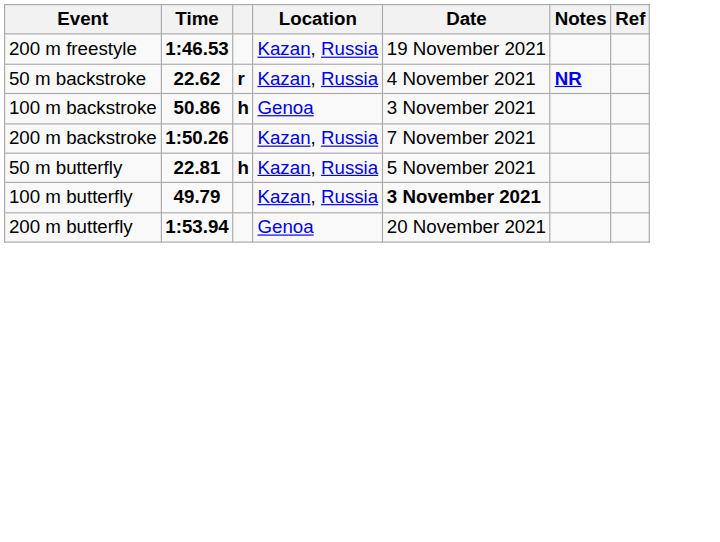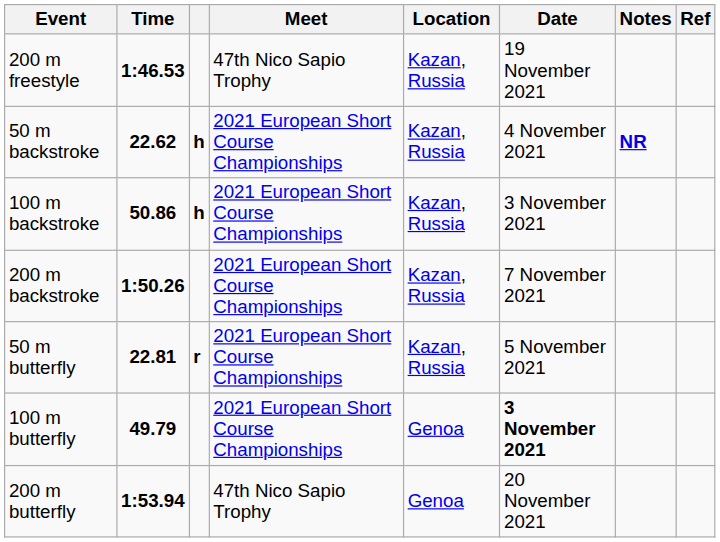+ column: (306, 19)
(241, 78) r -> (199, 141) h
(286, 108) Genoa -> (437, 213) Kazan, Russia
(243, 167) h -> (197, 357) r
(318, 197) Kazan, Russia -> (436, 429) Genoa
